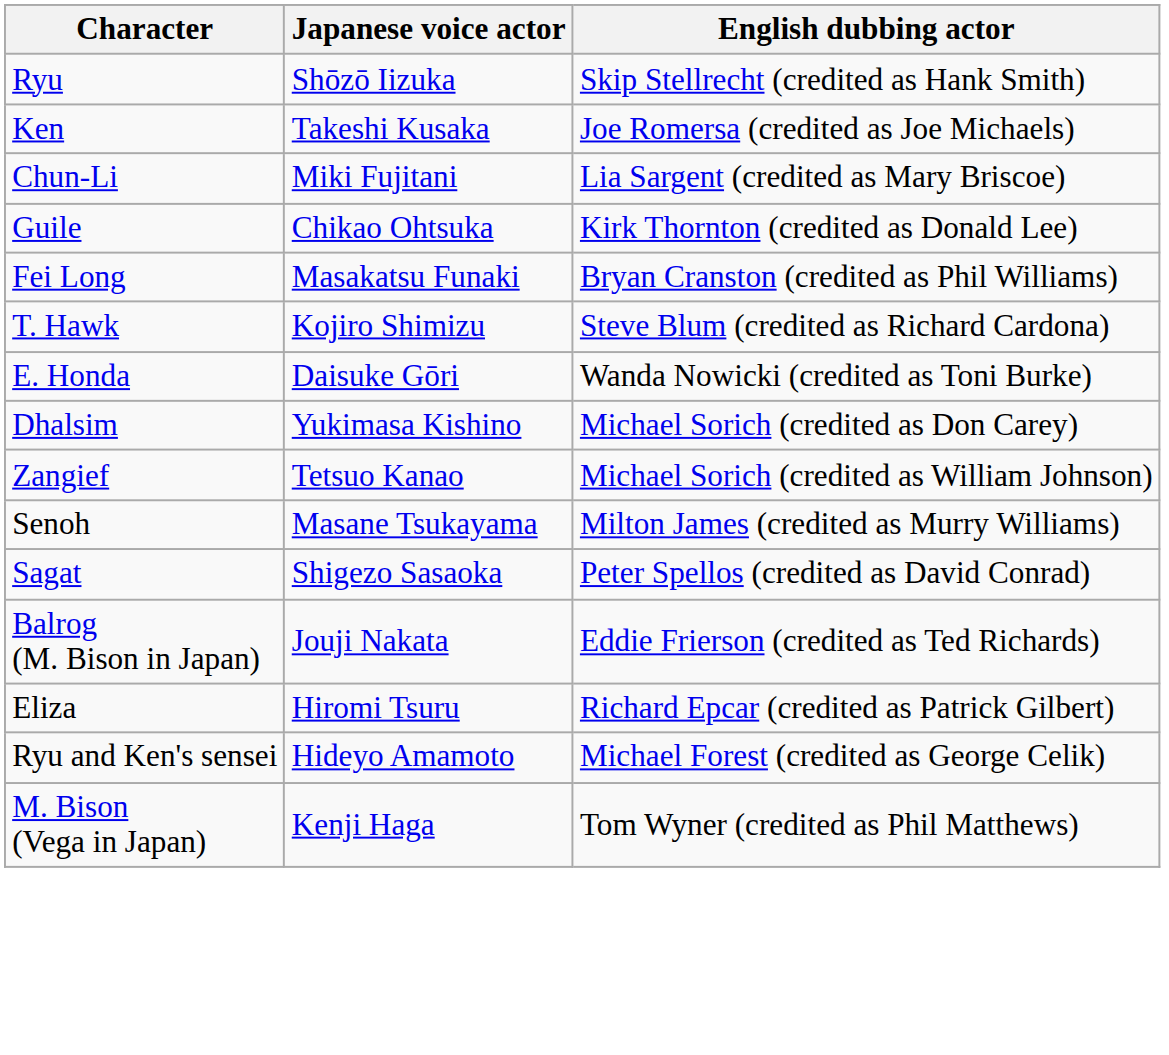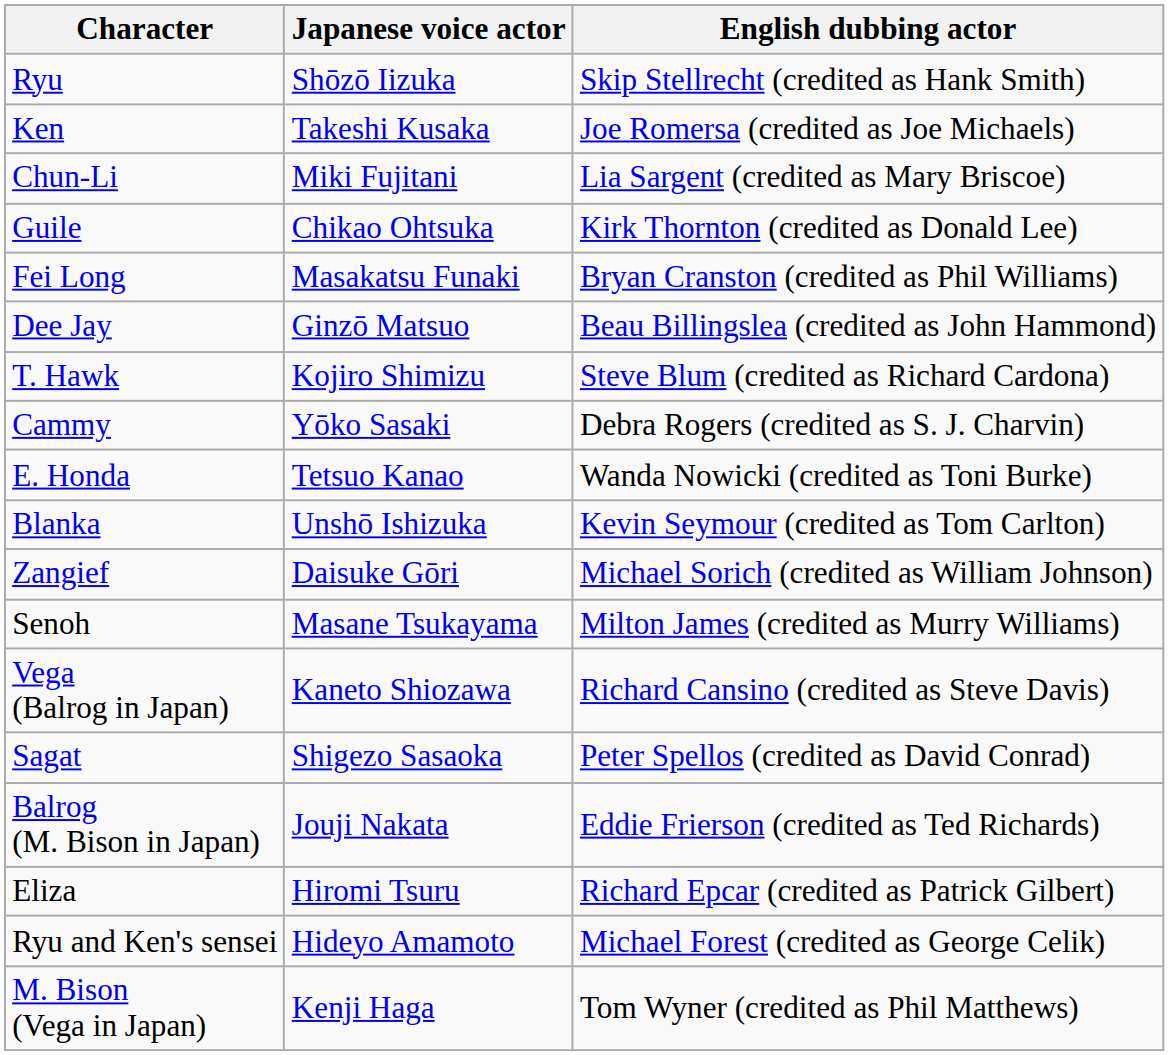+ row: (62, 326)
+ row: (62, 425)
(375, 375) Daisuke Gōri -> (378, 474) Tetsuo Kanao
- row: (65, 425)
+ row: (56, 524)
(378, 474) Tetsuo Kanao -> (375, 573) Daisuke Gōri
+ row: (120, 690)
